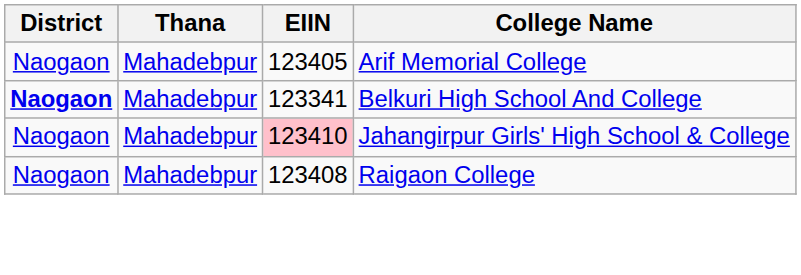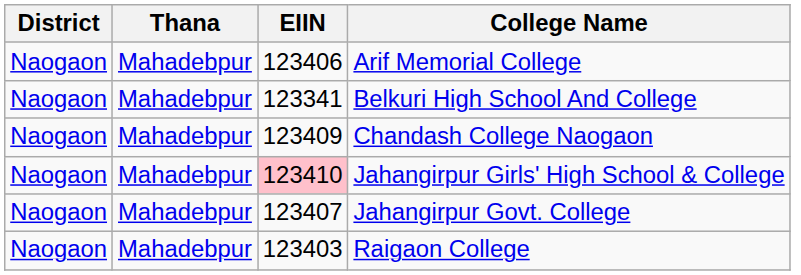(308, 61) 123405 -> (303, 61) 123406
(61, 99) bold -> (59, 99) normal
+ row: (503, 136)
+ row: (492, 212)
(308, 174) 123408 -> (303, 250) 123403
